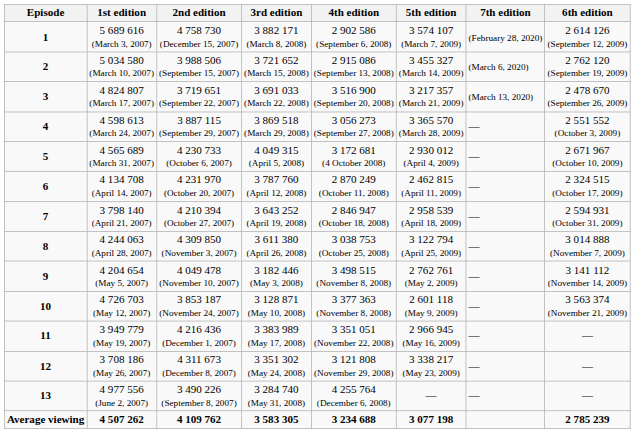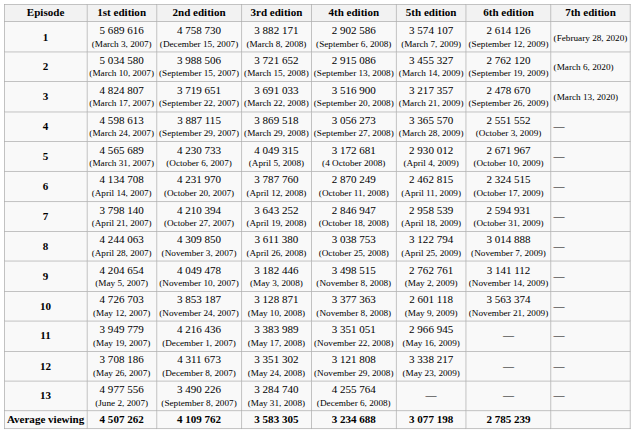columns swapped: (587, 13) <-> (505, 13)
